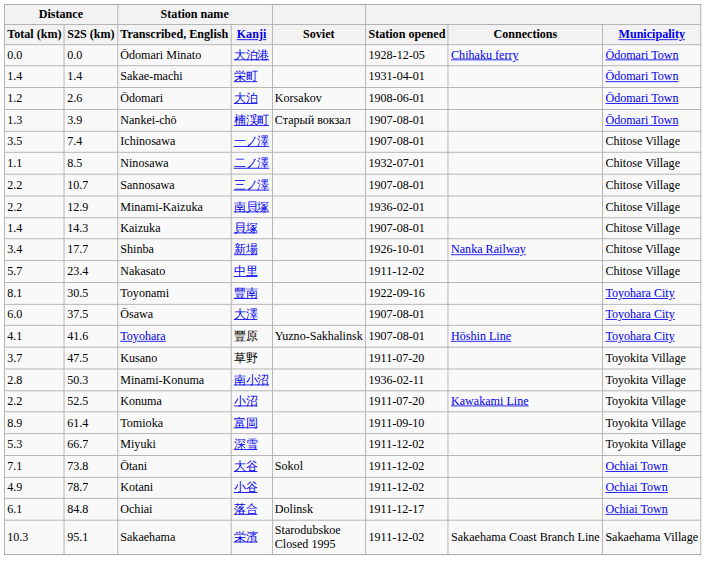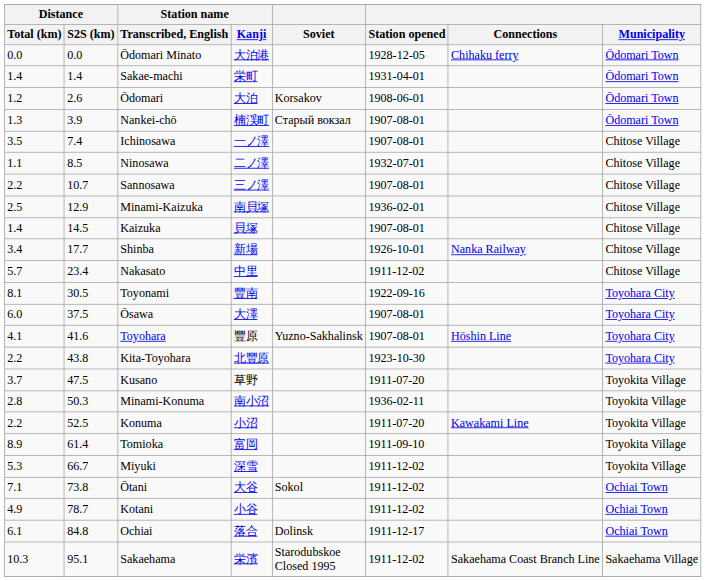(15, 207) 2.2 -> (15, 207) 2.5
(78, 228) 14.3 -> (78, 228) 14.5
+ row: (155, 358)
